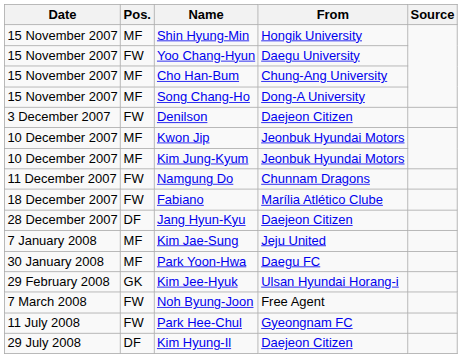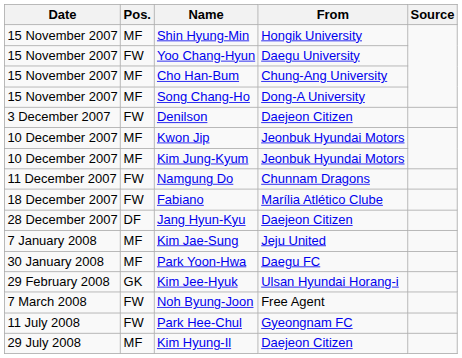(132, 343) DF -> (133, 343) MF
